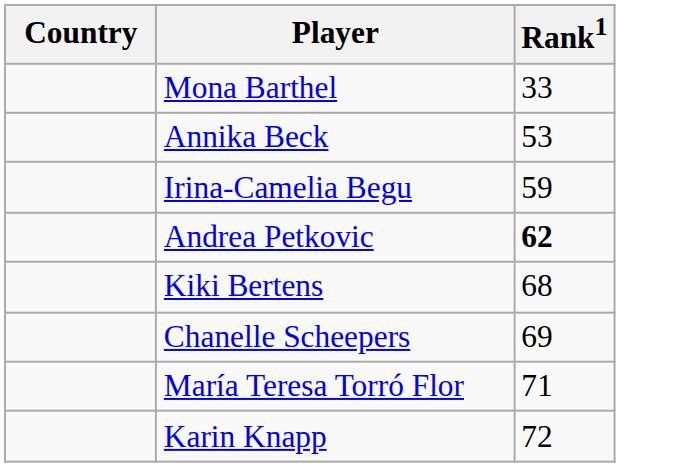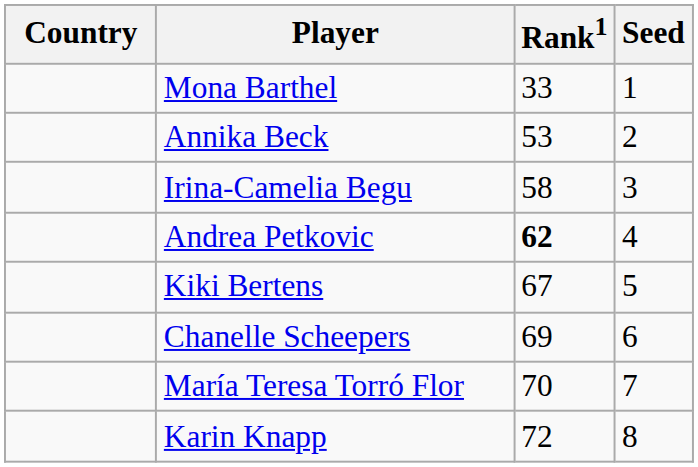+ column: (653, 33)
(537, 187) 59 -> (537, 187) 58
(537, 286) 68 -> (537, 286) 67
(537, 385) 71 -> (537, 385) 70
